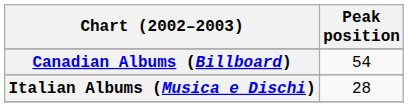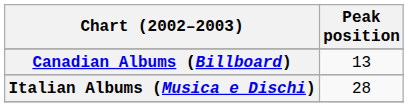(362, 62) 54 -> (362, 62) 13
